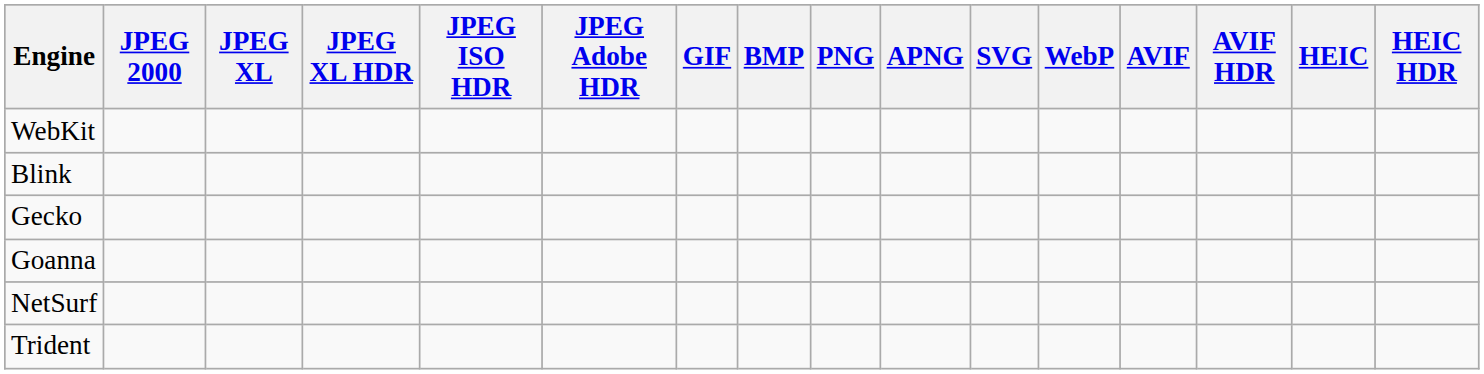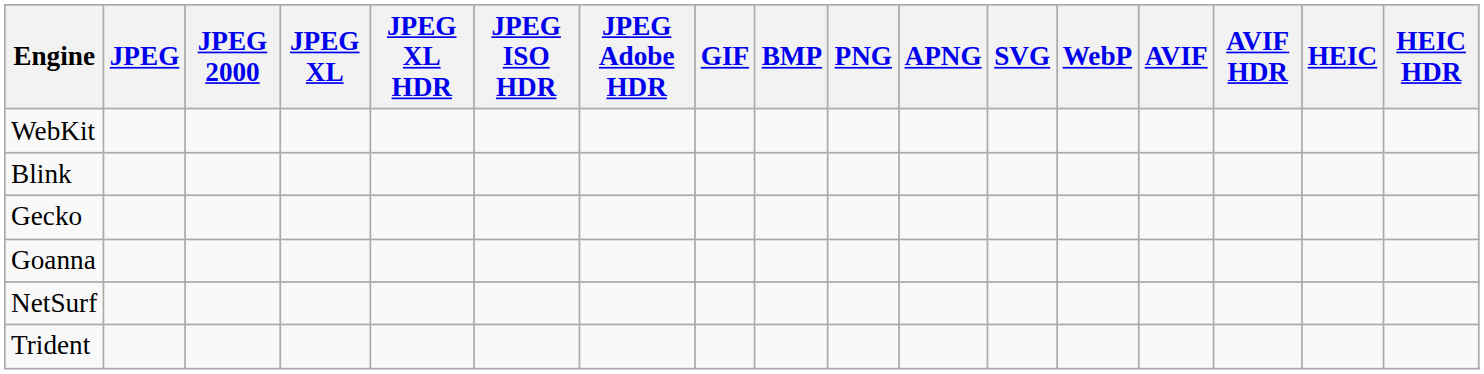+ column: (145, 56)
